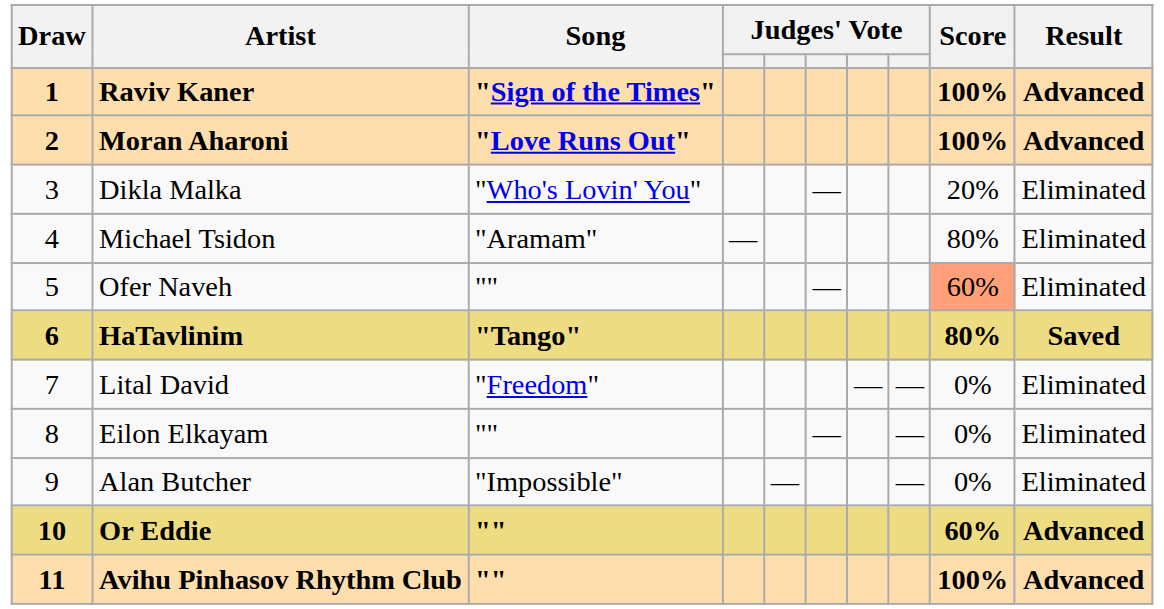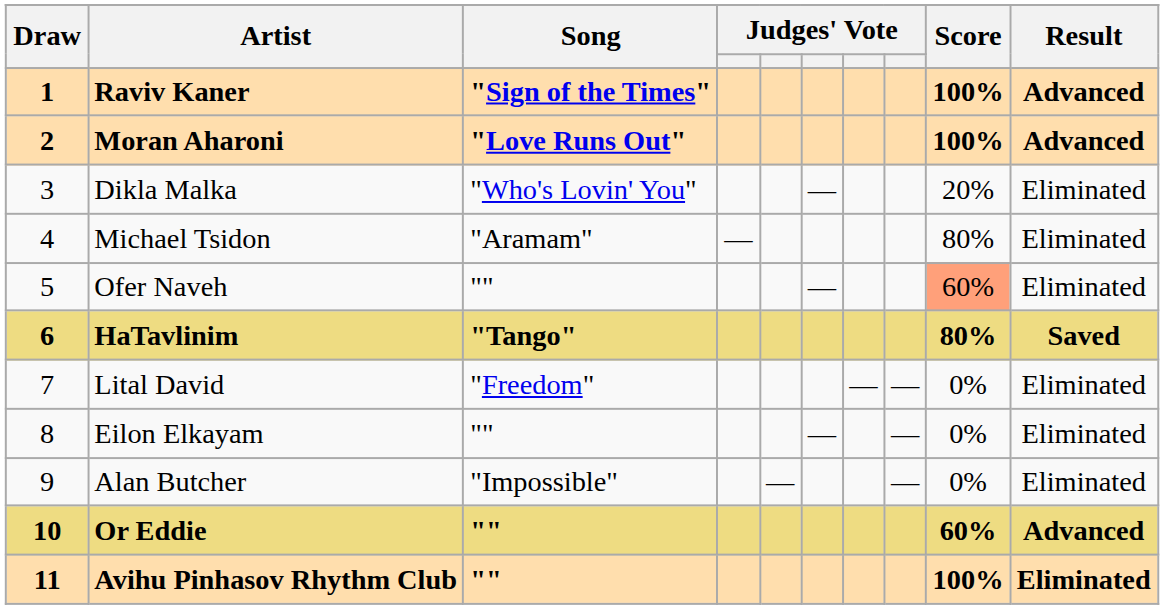(1084, 579) Advanced -> (1084, 579) Eliminated
